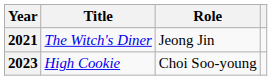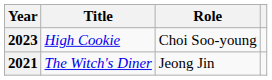rows swapped: (23, 39) <-> (23, 63)
